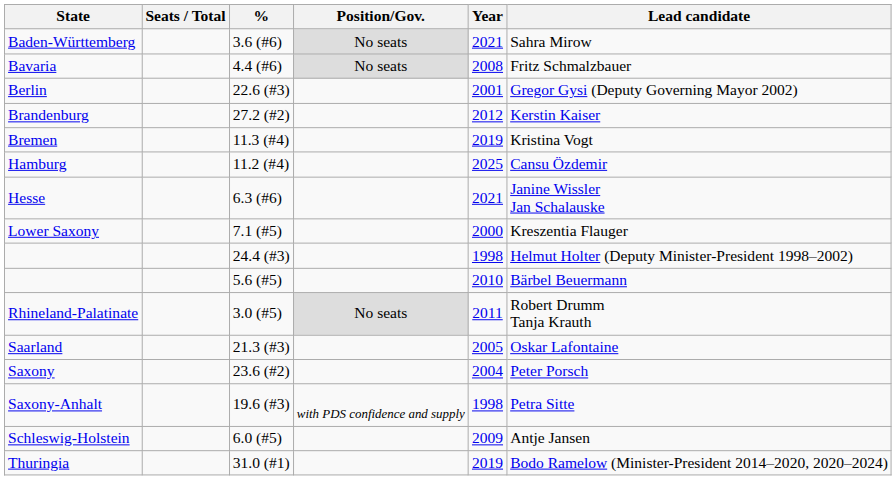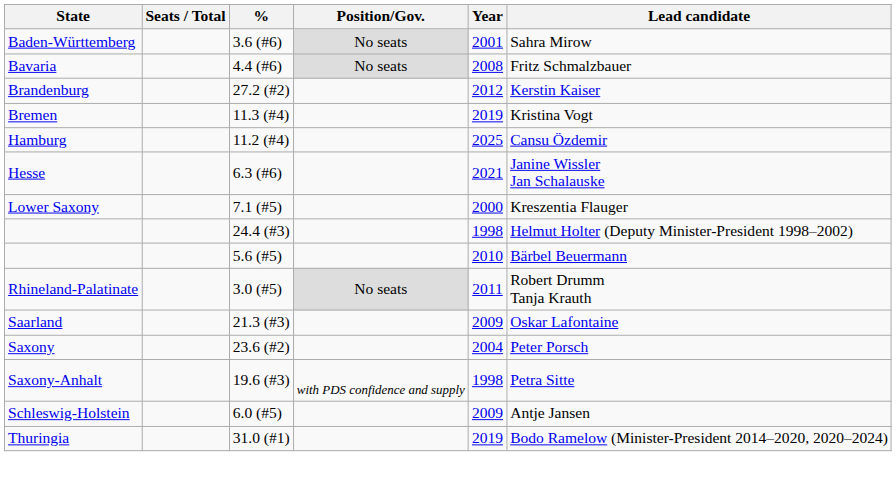(487, 41) 2021 -> (487, 41) 2001
- row: (27, 90)
(487, 347) 2005 -> (487, 322) 2009
